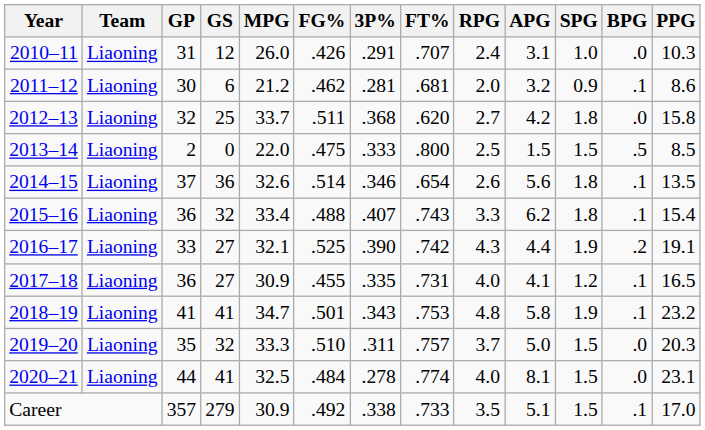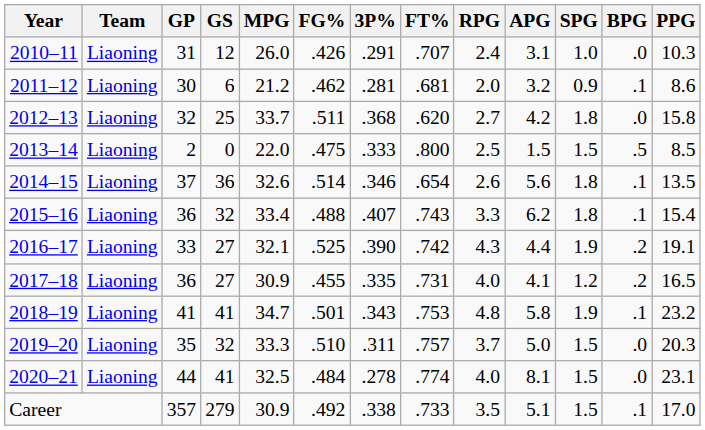(640, 279) .1 -> (640, 279) .2
